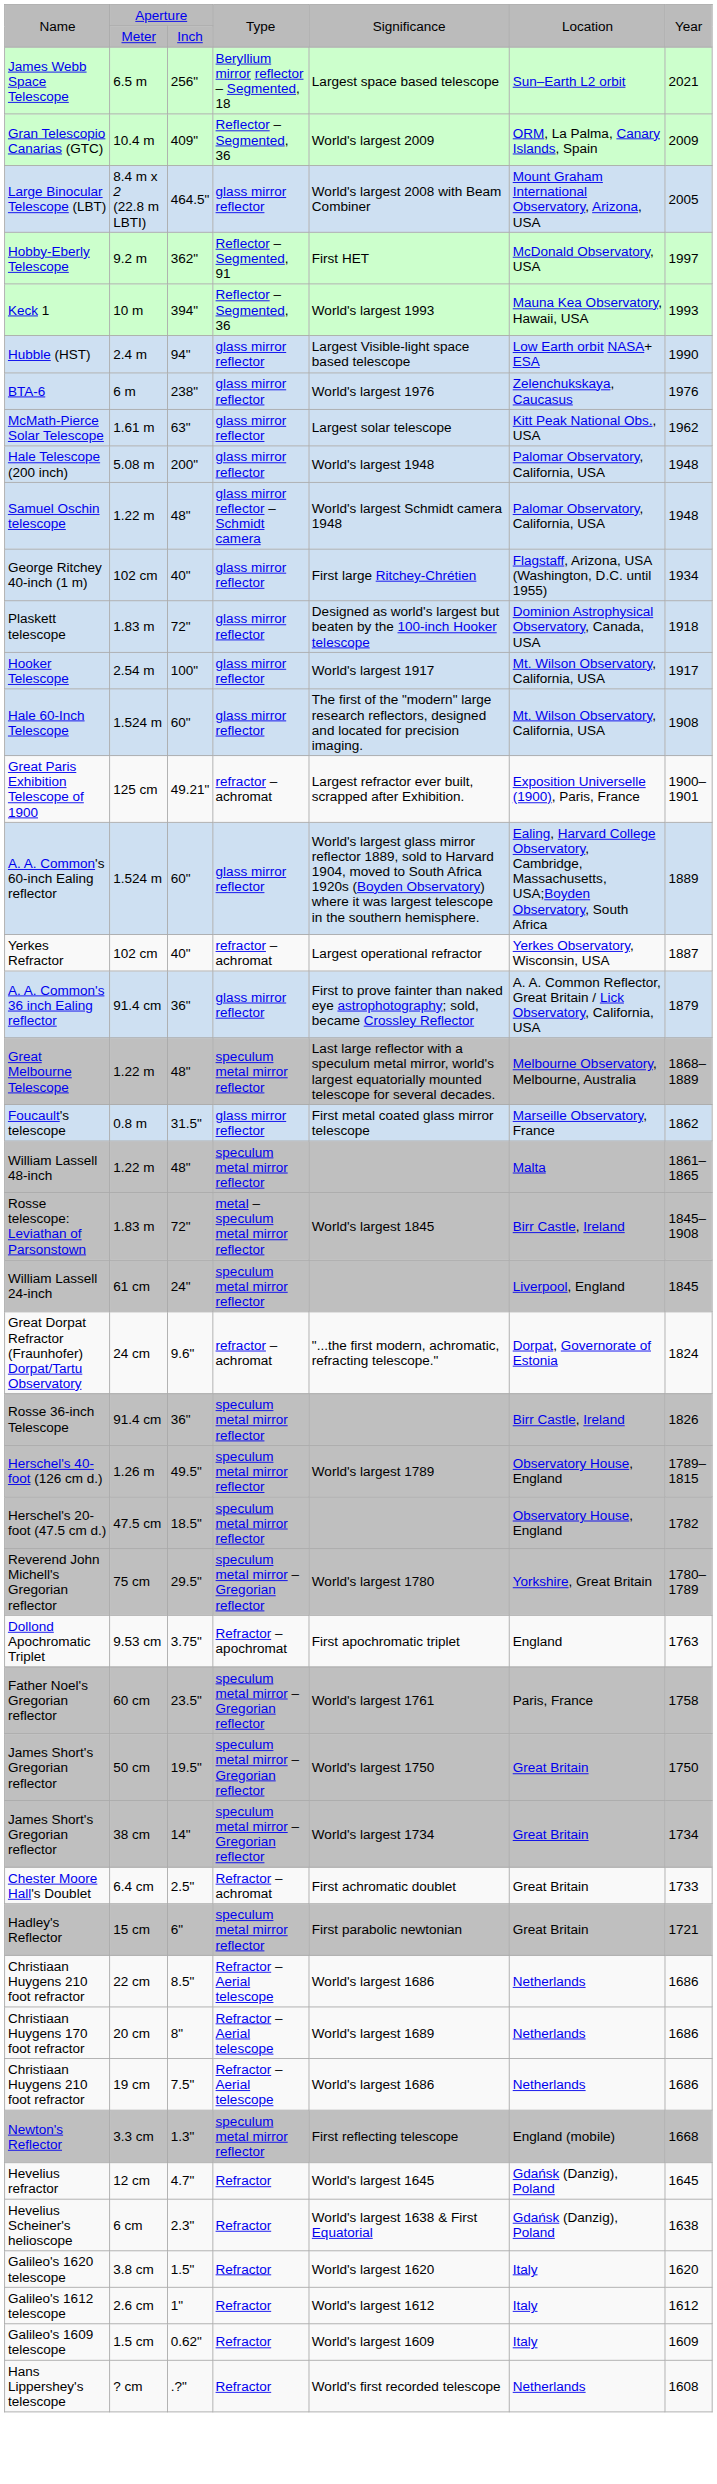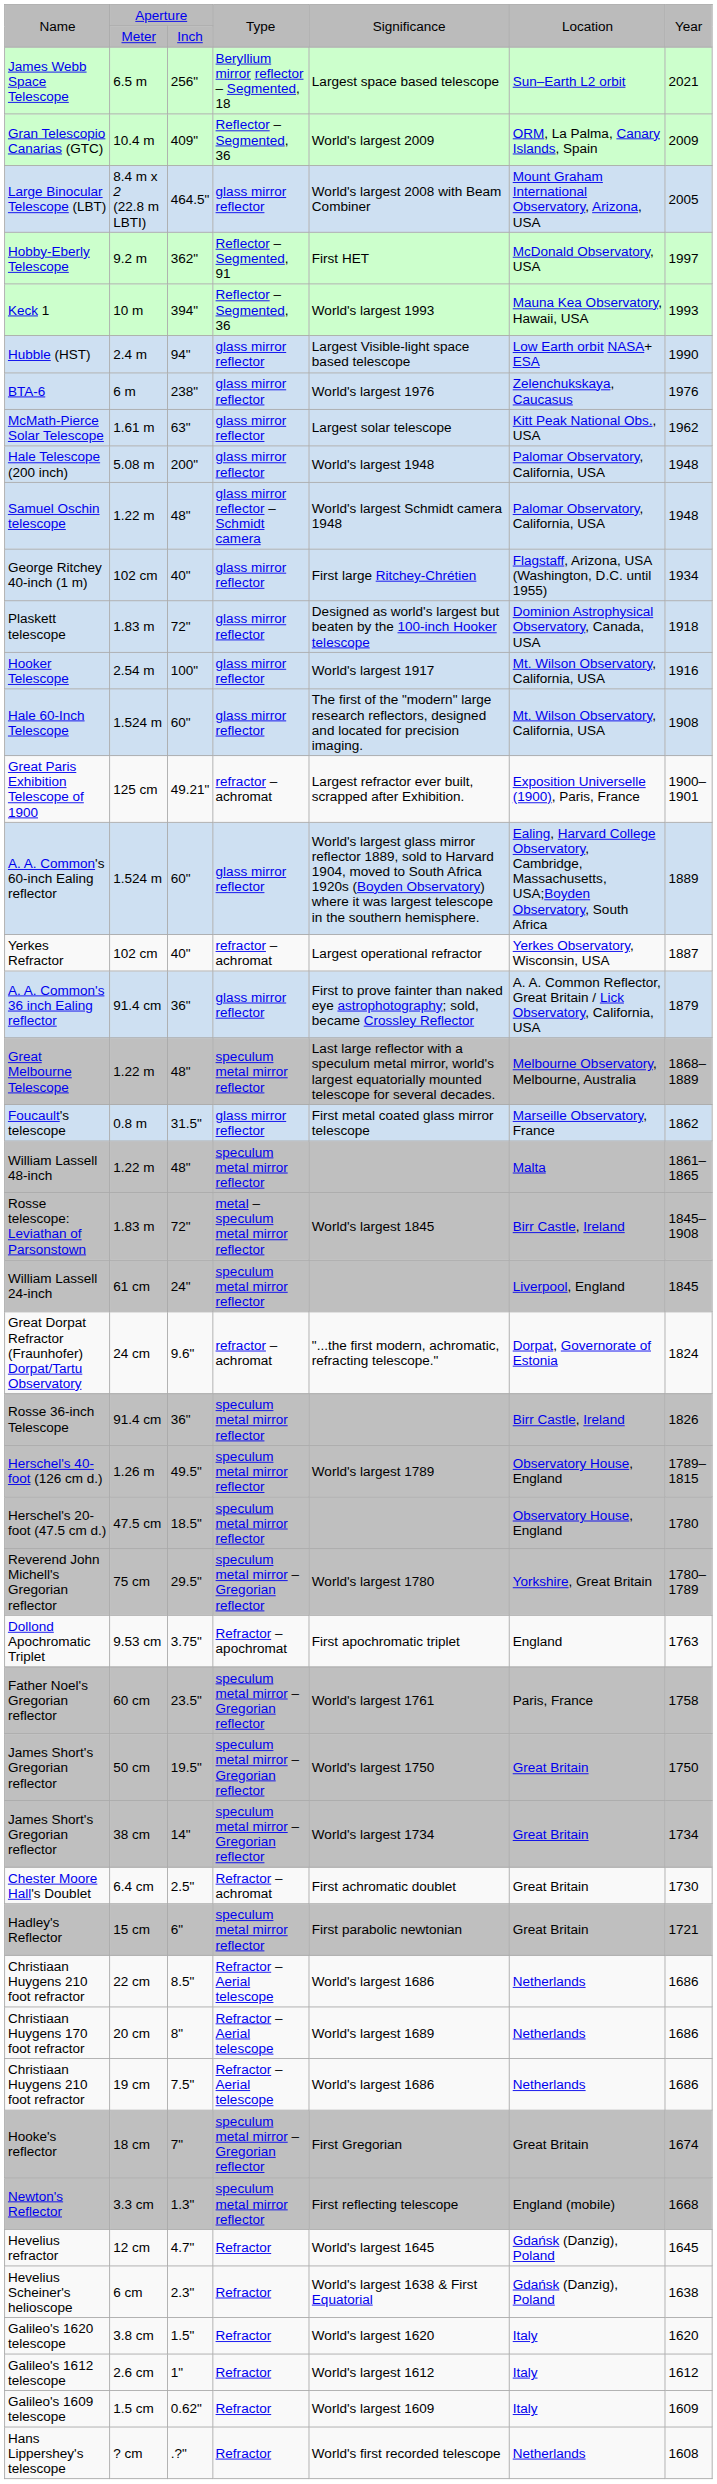(684, 671) 1917 -> (684, 671) 1916
(684, 1523) 1782 -> (684, 1523) 1780
(684, 1886) 1733 -> (684, 1886) 1730
+ row: (32, 2144)
